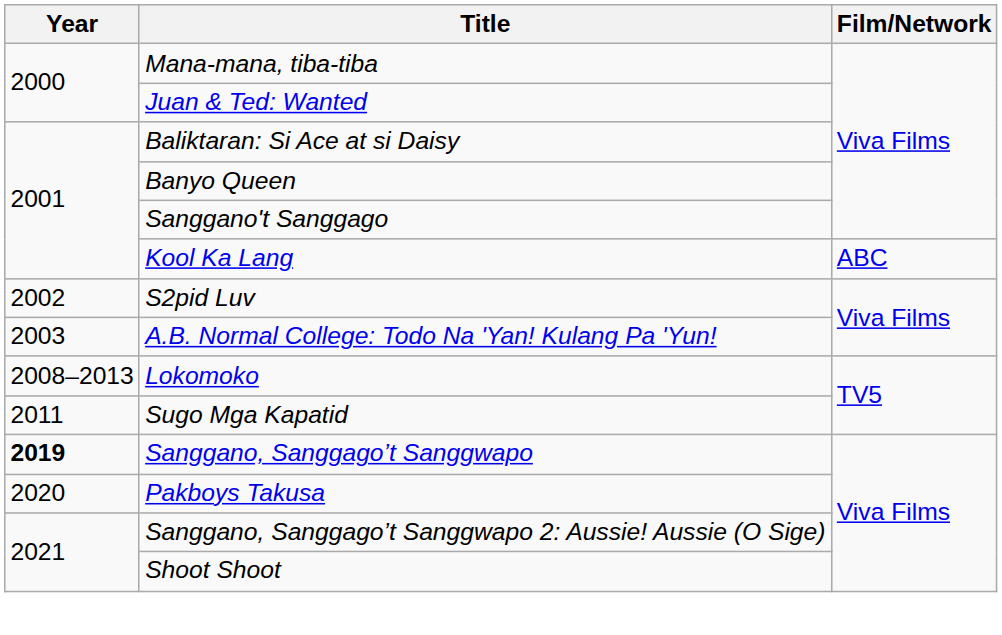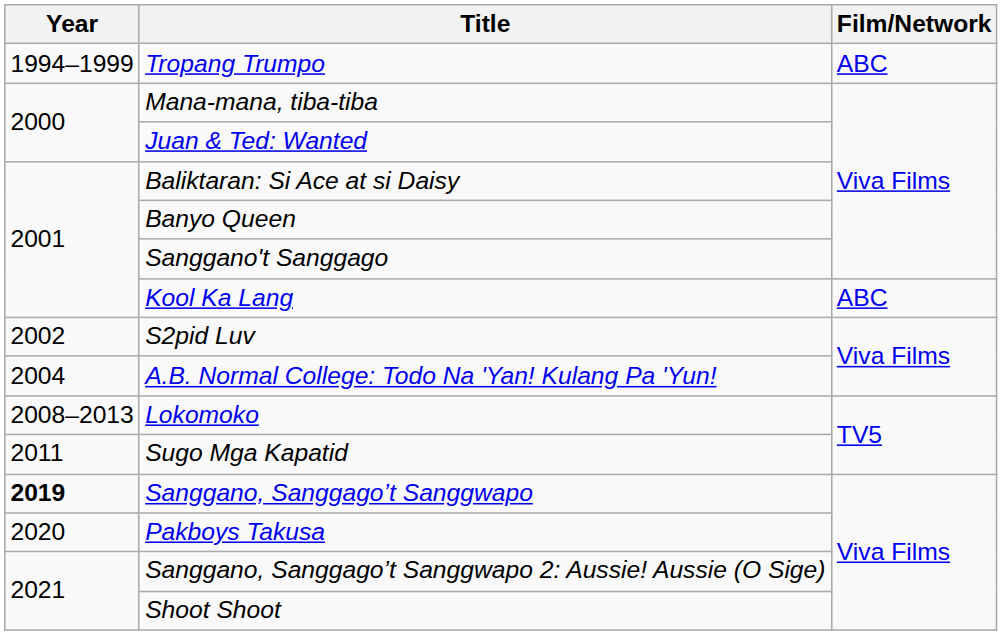+ row: (235, 63)
(38, 336) 2003 -> (38, 375) 2004
